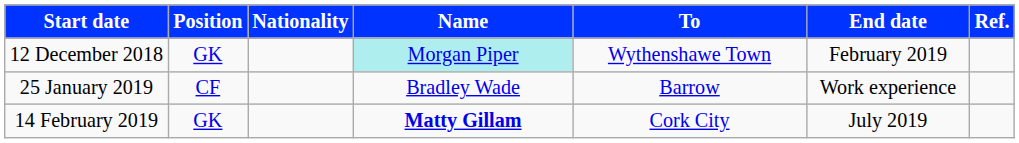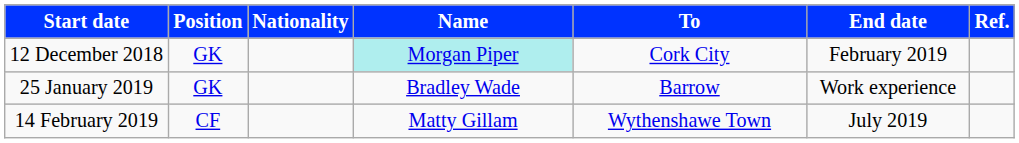(689, 54) Wythenshawe Town -> (689, 54) Cork City
(208, 88) CF -> (208, 88) GK
(208, 121) GK -> (208, 121) CF
(463, 121) bold -> (463, 121) normal
(689, 121) Cork City -> (689, 121) Wythenshawe Town
